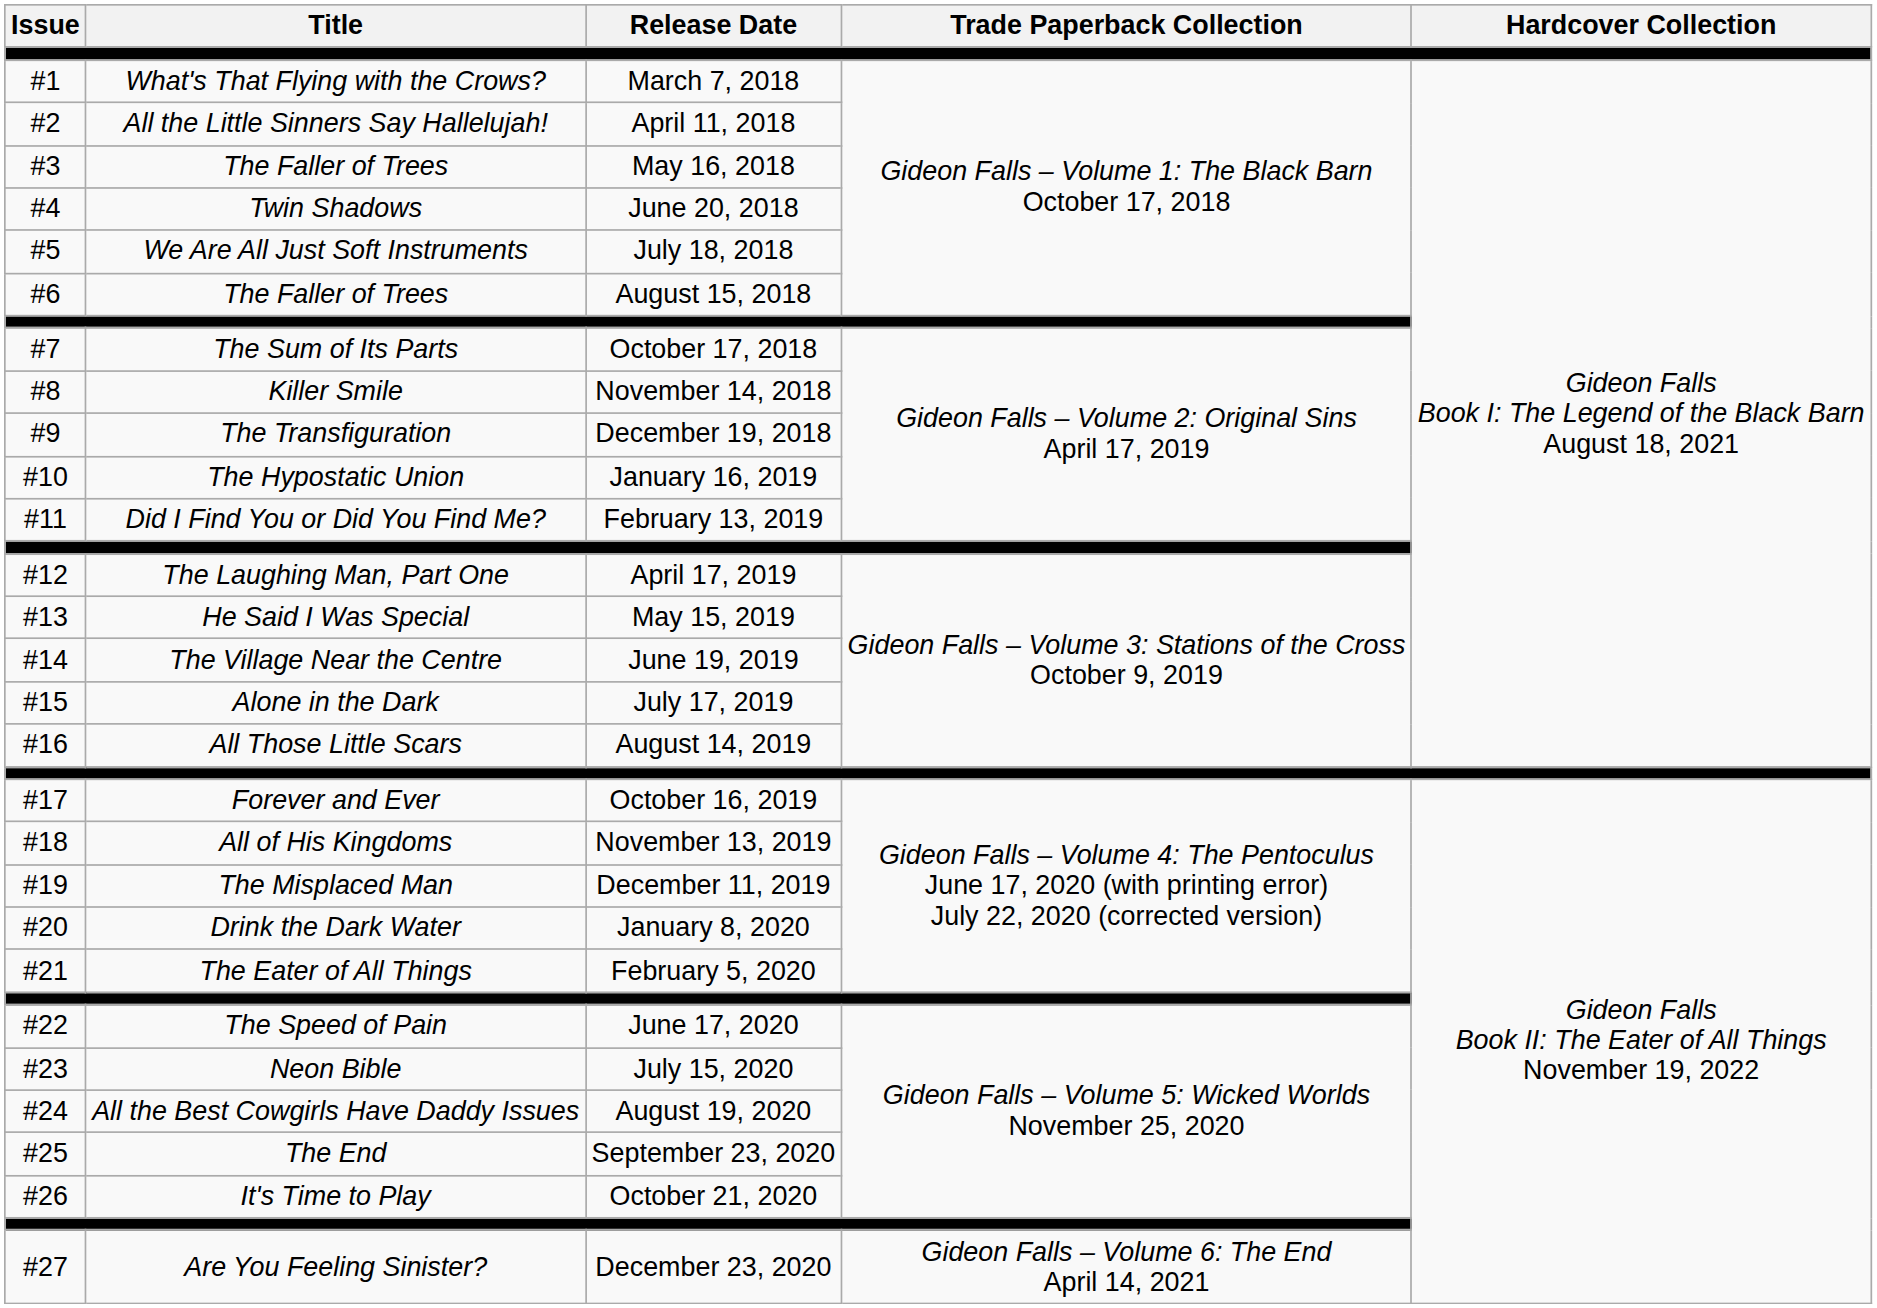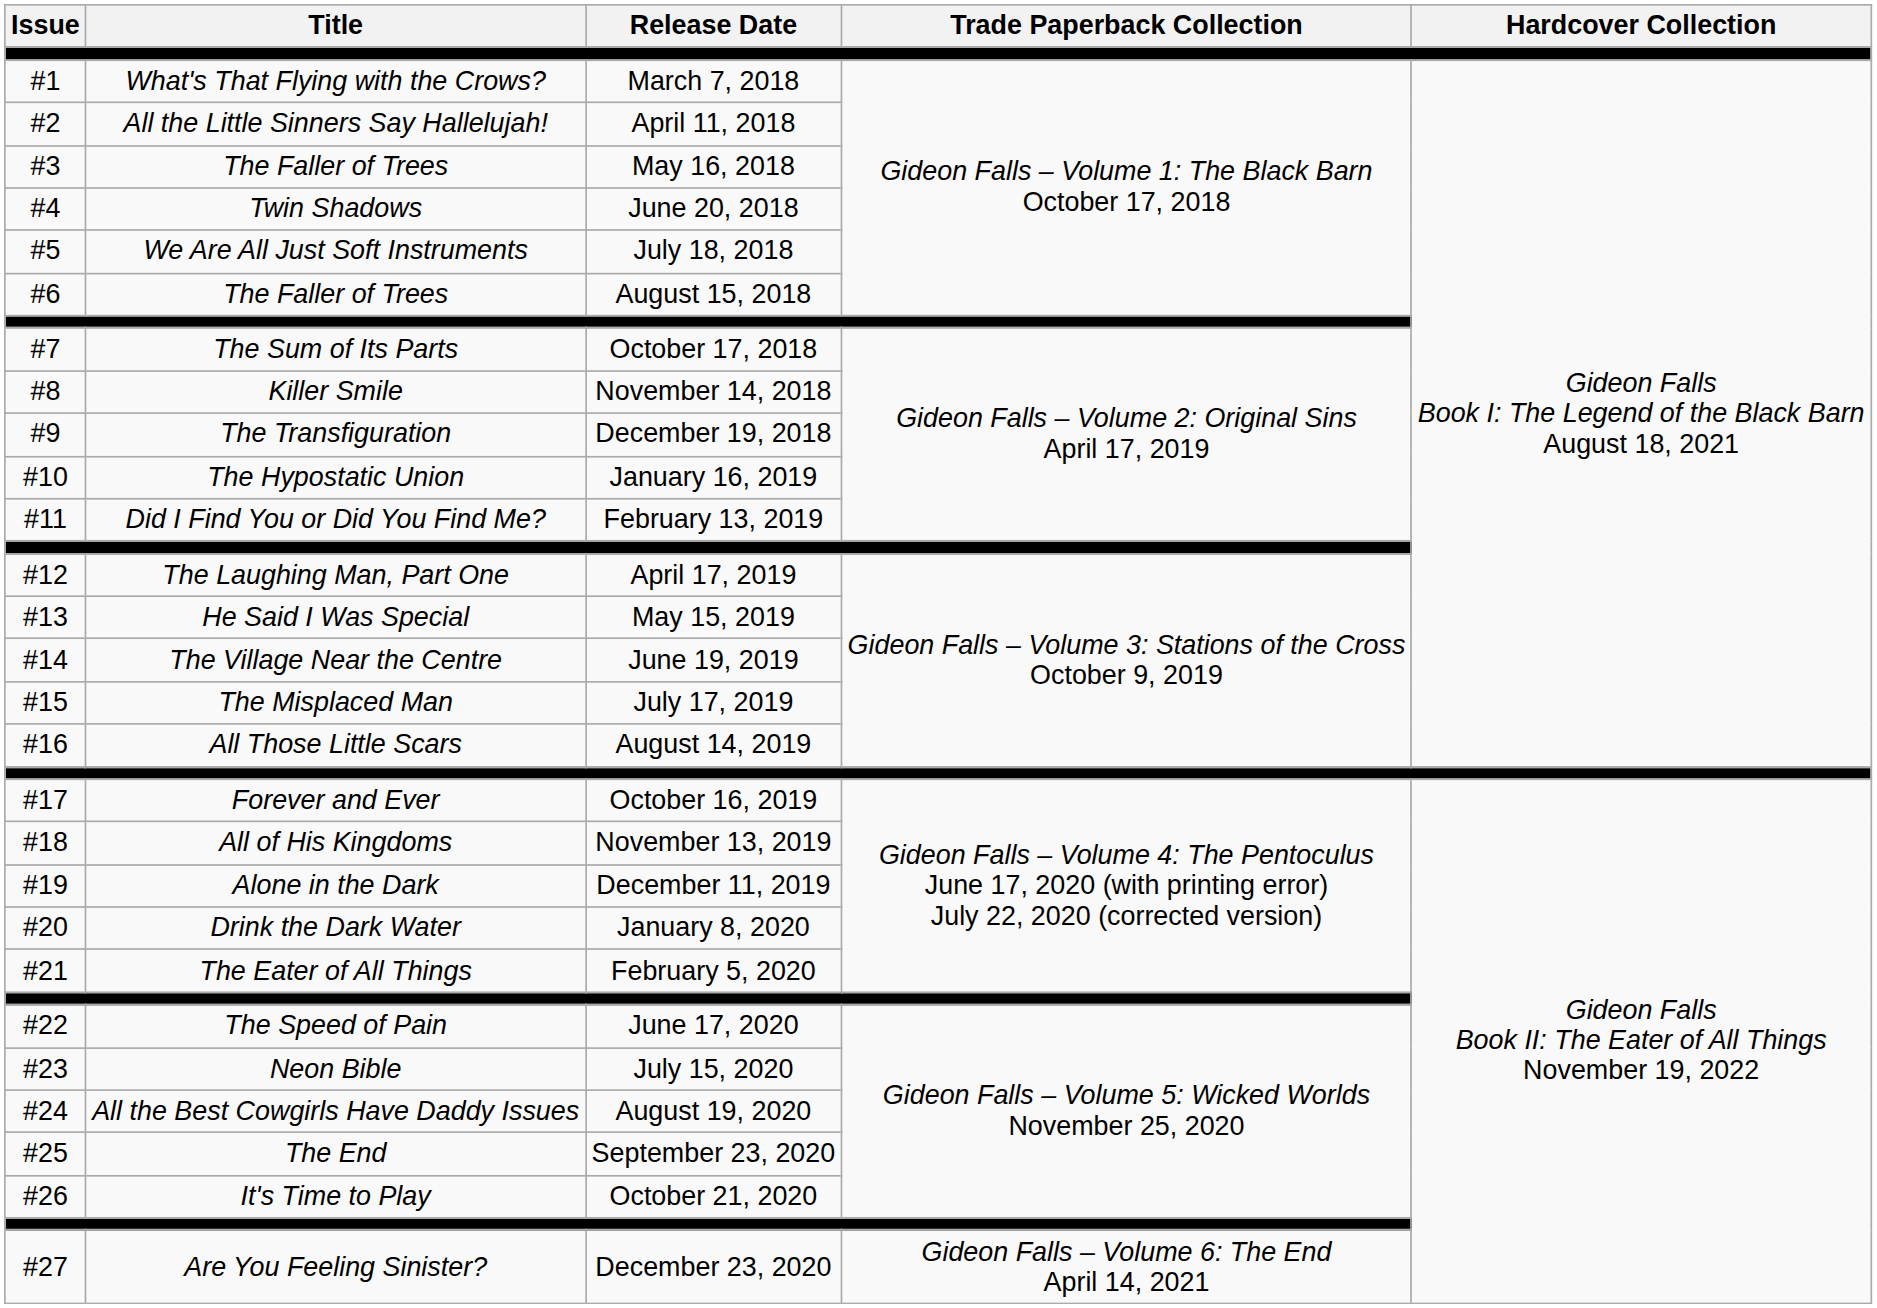(336, 702) Alone in the Dark -> (336, 702) The Misplaced Man
(336, 885) The Misplaced Man -> (336, 885) Alone in the Dark
